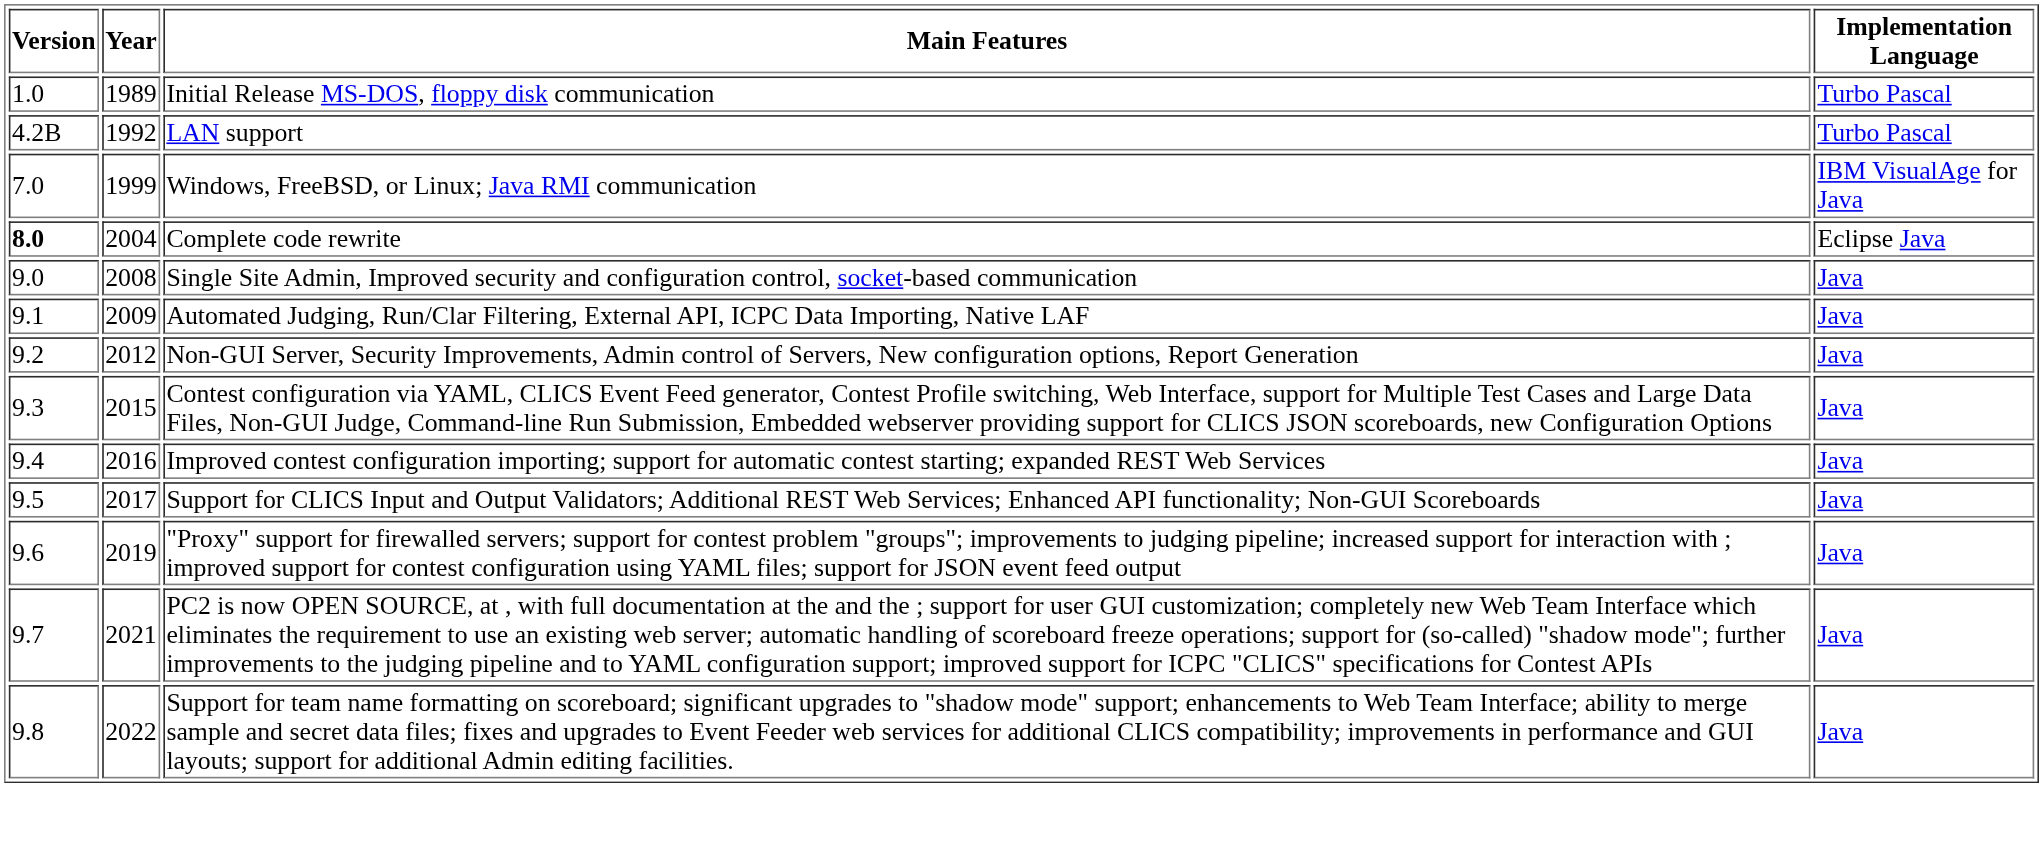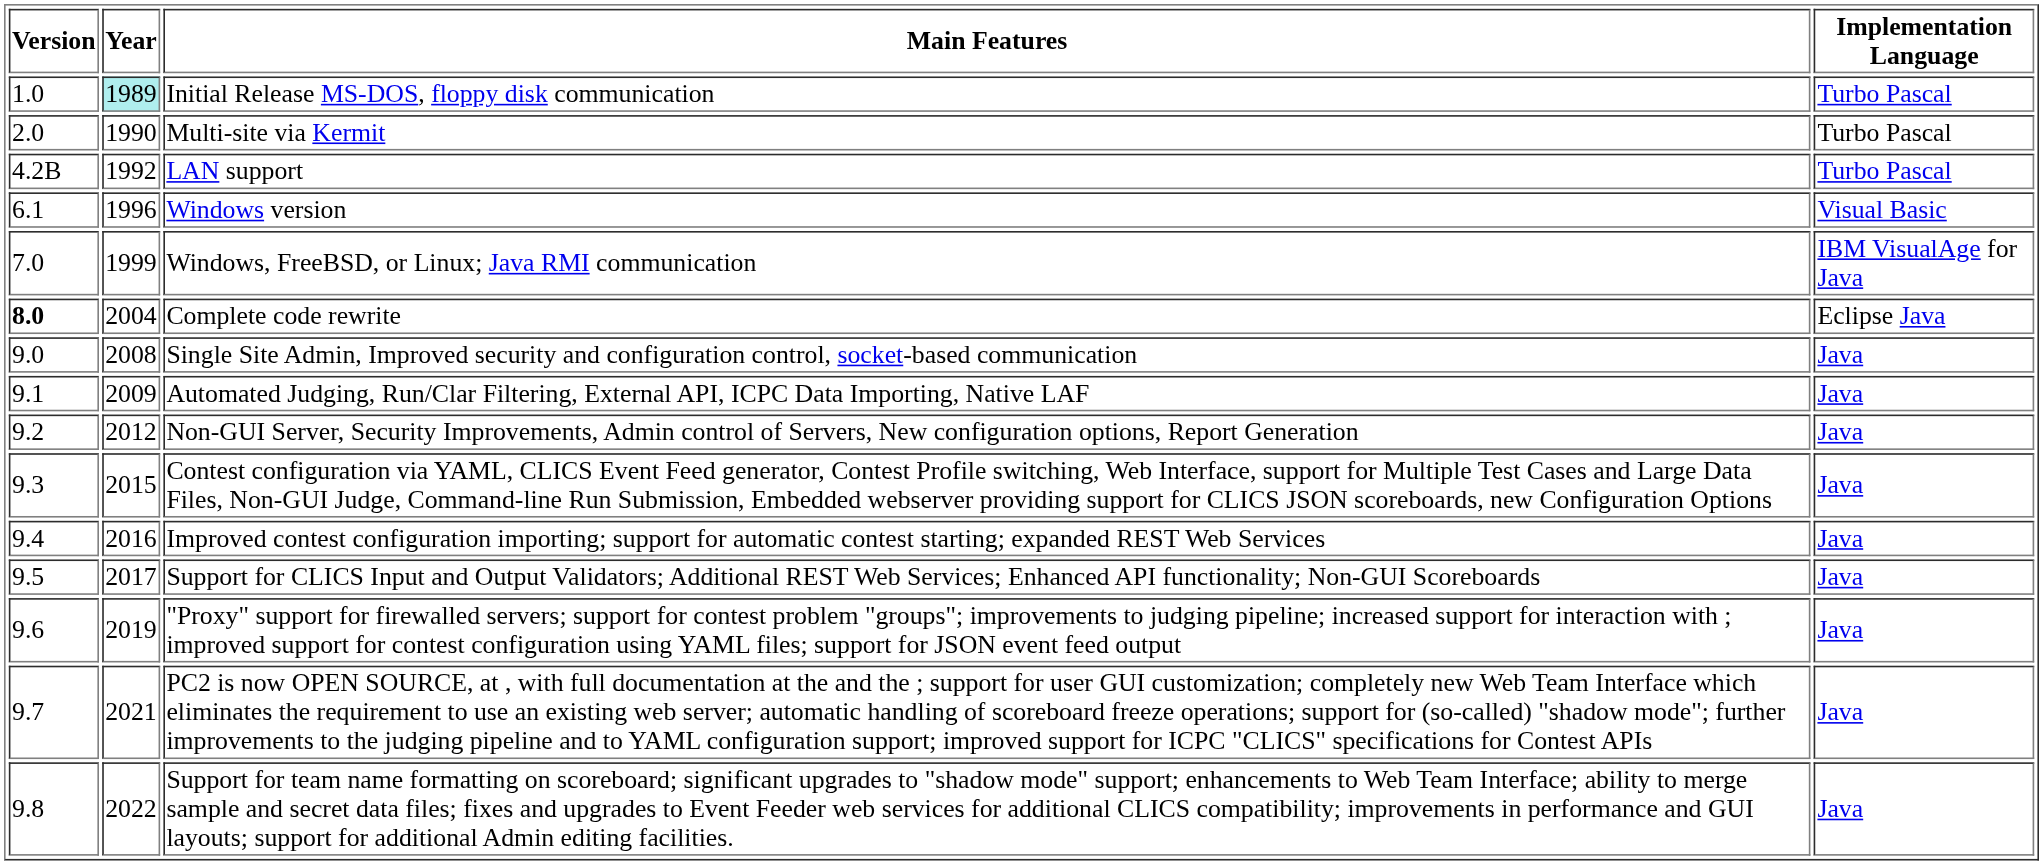(131, 93) no background -> (131, 93) paleturquoise background
+ row: (276, 132)
+ row: (256, 209)
